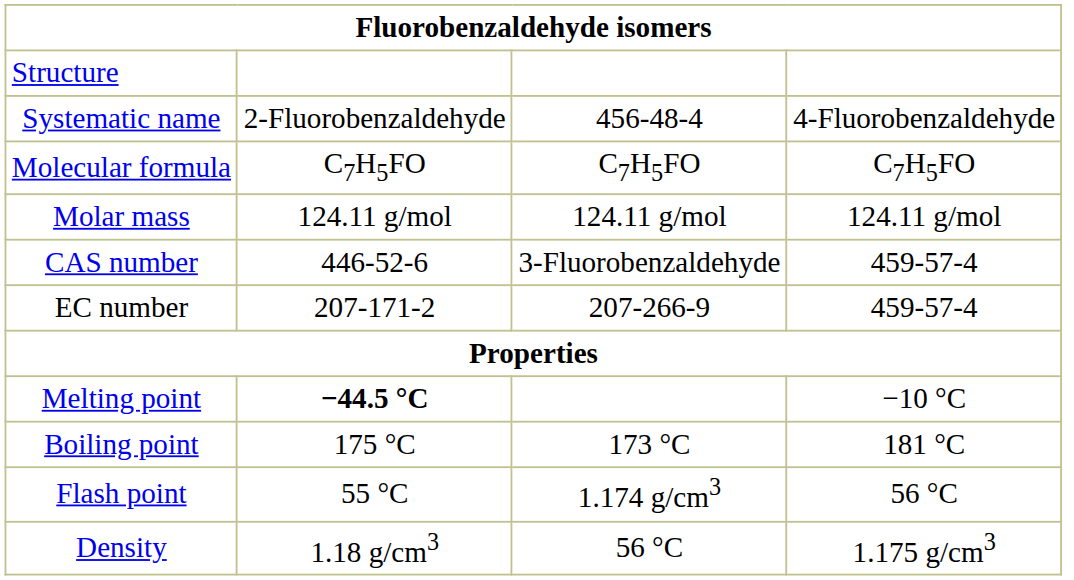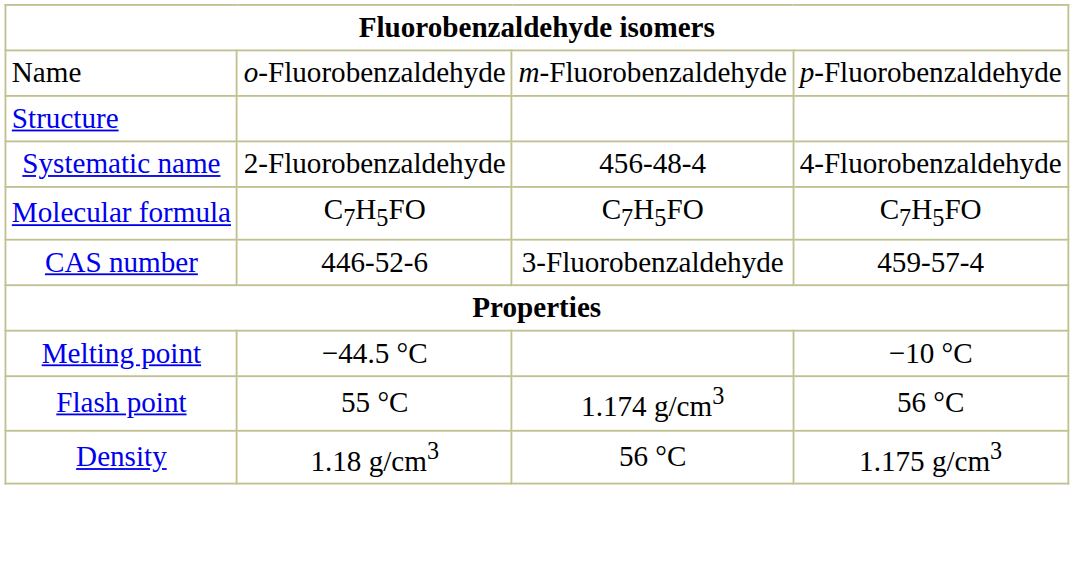+ row: (47, 72)
- row: (121, 216)
- row: (121, 307)
(375, 398) bold -> (375, 353) normal
- row: (121, 444)
